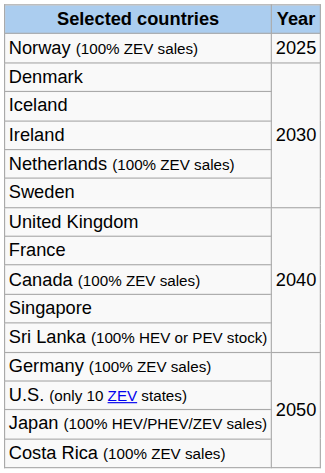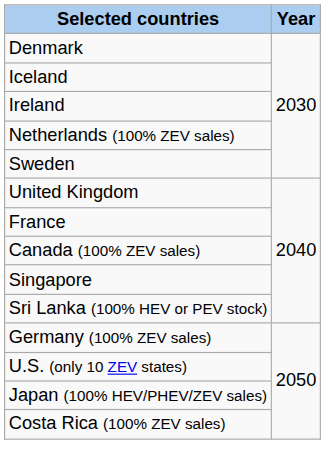- row: (103, 48)
